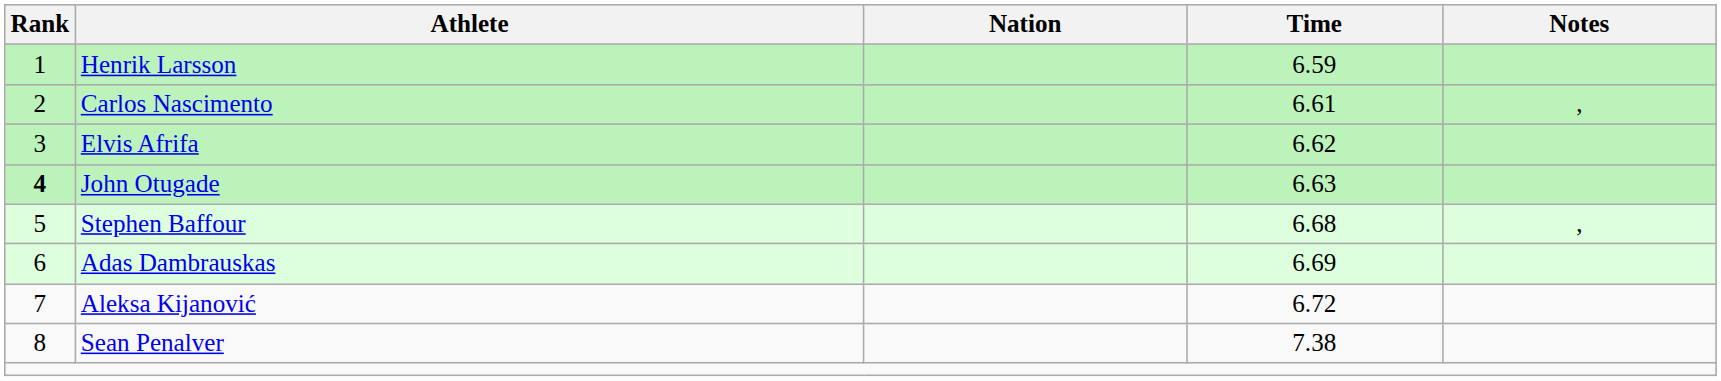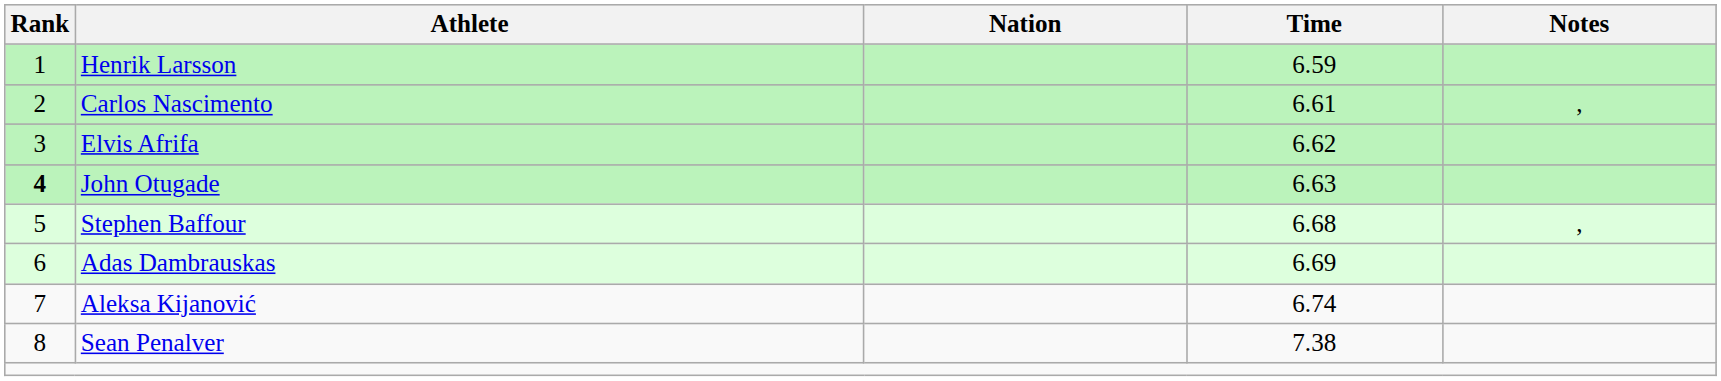(1314, 303) 6.72 -> (1314, 303) 6.74
